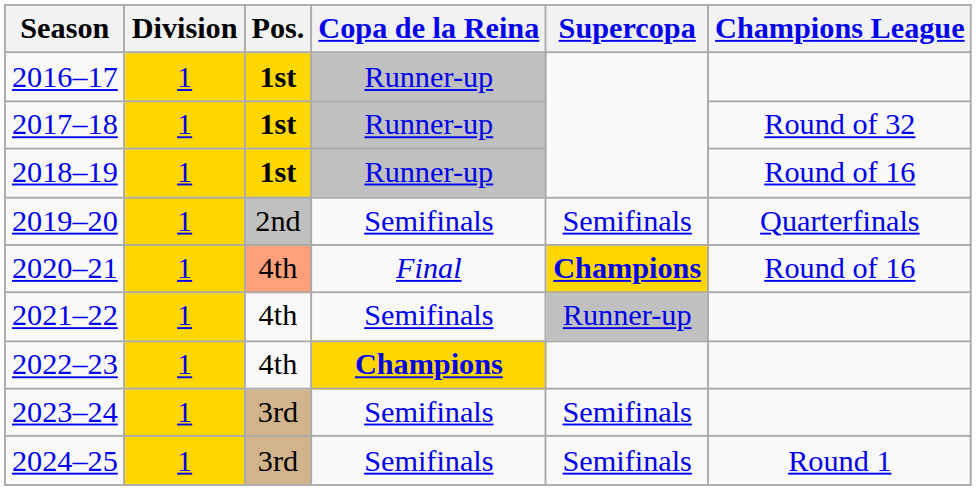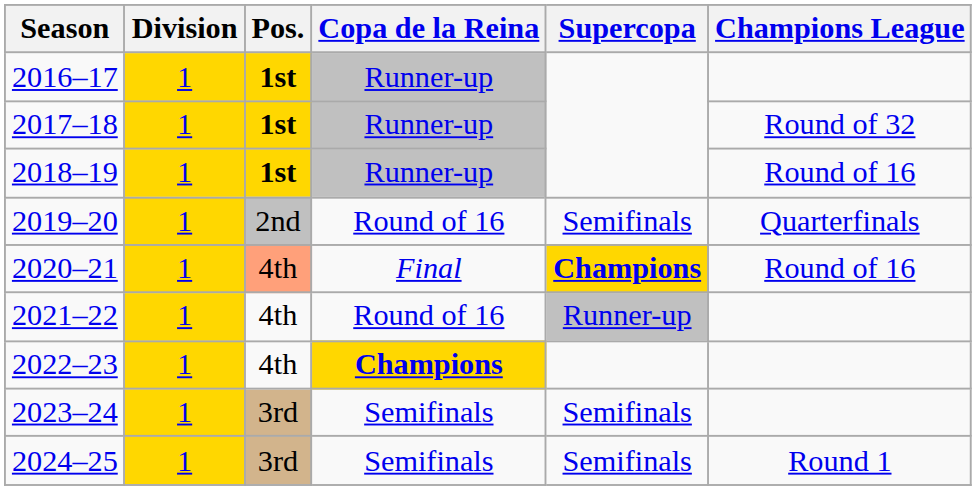(429, 220) Semifinals -> (429, 220) Round of 16
(429, 316) Semifinals -> (429, 316) Round of 16
